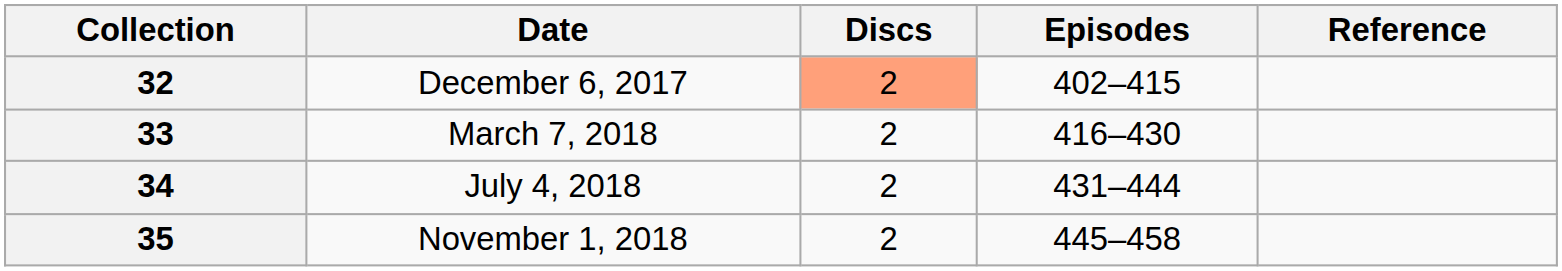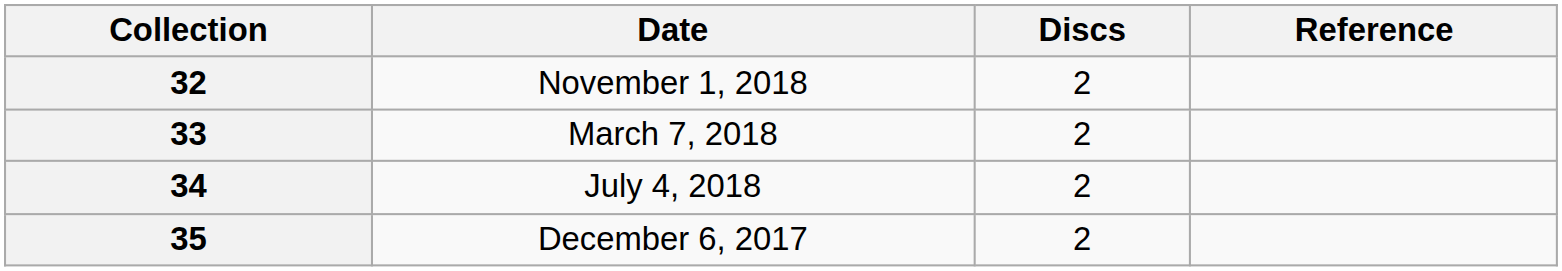- column: (1117, 30)
(553, 82) December 6, 2017 -> (673, 82) November 1, 2018
(889, 82) lightsalmon background -> (1082, 82) no background
(553, 238) November 1, 2018 -> (673, 238) December 6, 2017
